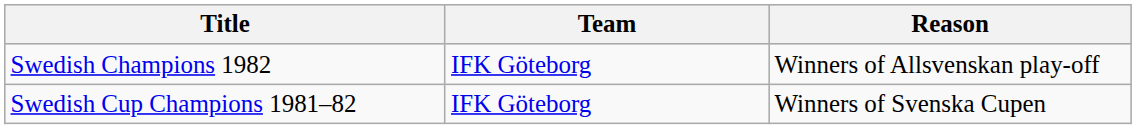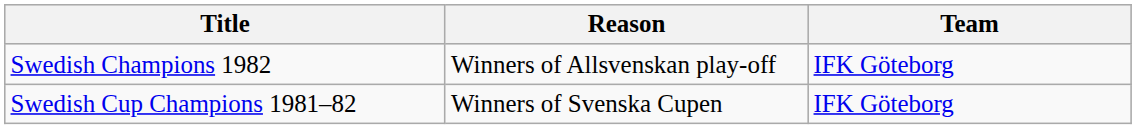columns swapped: (607, 24) <-> (950, 24)
